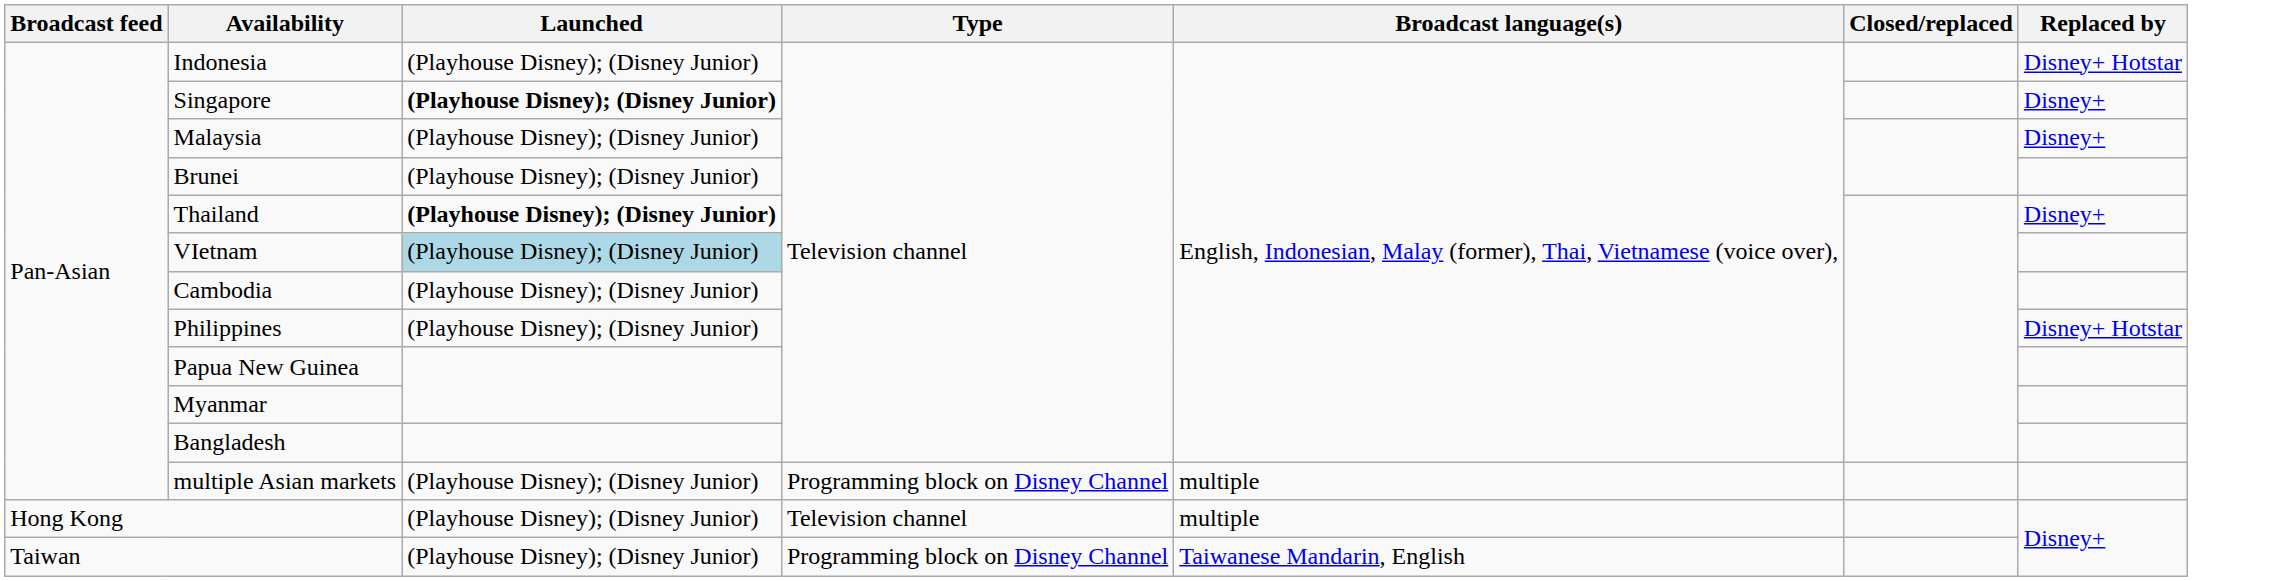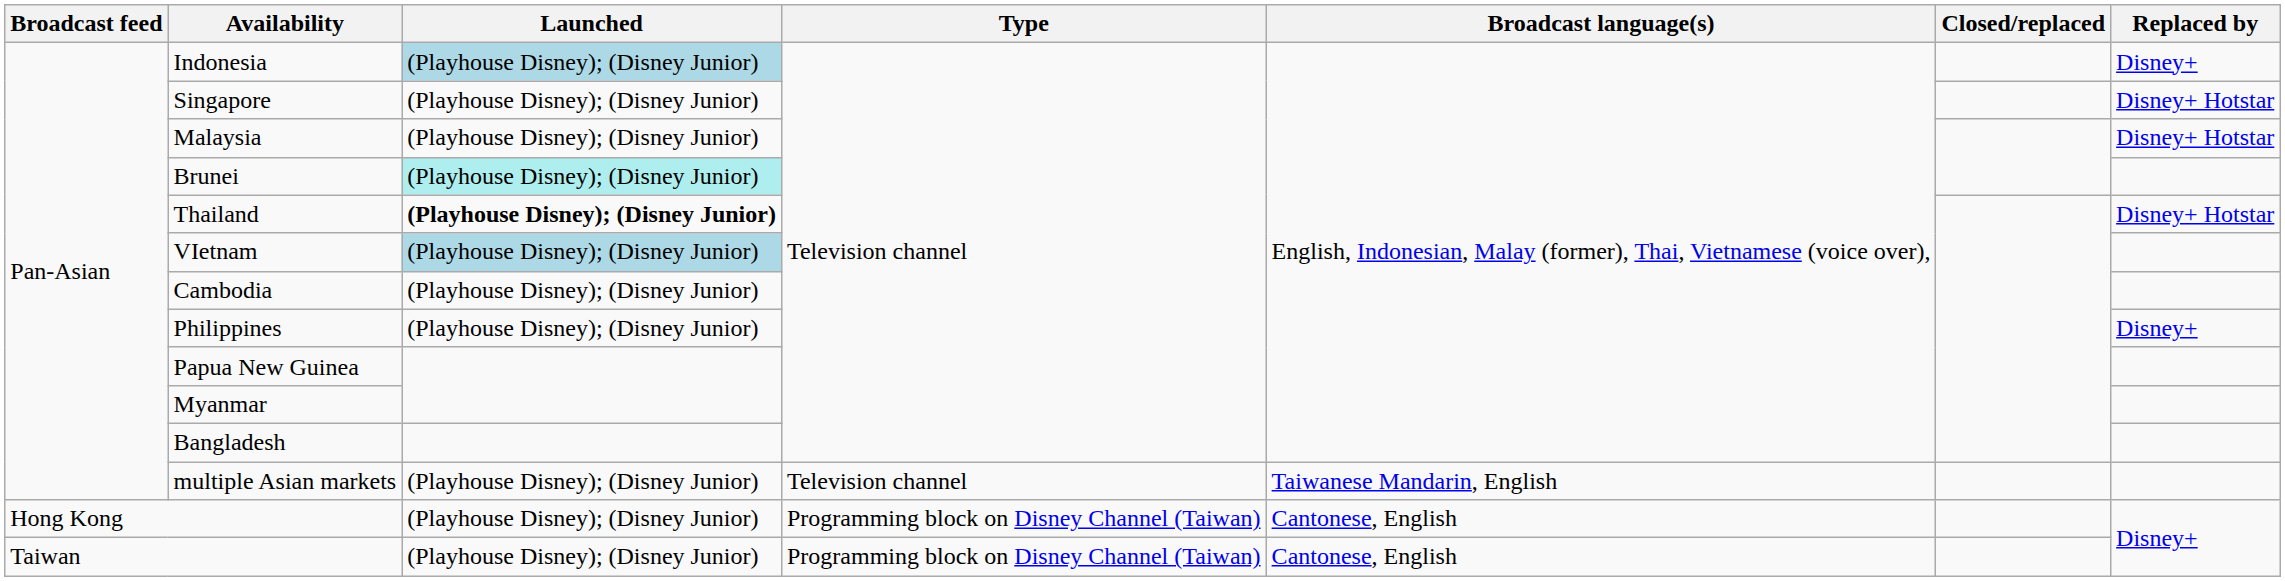(583, 61) no background -> (583, 61) lightblue background
(2103, 61) Disney+ Hotstar -> (2157, 61) Disney+
(592, 99) bold -> (583, 99) normal
(2065, 99) Disney+ -> (2195, 99) Disney+ Hotstar
(2065, 137) Disney+ -> (2195, 137) Disney+ Hotstar
(583, 175) no background -> (583, 175) paleturquoise background
(2065, 213) Disney+ -> (2195, 213) Disney+ Hotstar
(2103, 328) Disney+ Hotstar -> (2157, 328) Disney+
(978, 480) Programming block on Disney Channel -> (877, 480) Television channel
(1219, 480) multiple -> (1414, 480) Taiwanese Mandarin, English
(877, 518) Television channel -> (1024, 518) Programming block on Disney Channel (Taiwan)
(1219, 518) multiple -> (1364, 518) Cantonese, English
(978, 556) Programming block on Disney Channel -> (1024, 556) Programming block on Disney Channel (Taiwan)
(1322, 556) Taiwanese Mandarin, English -> (1364, 556) Cantonese, English
